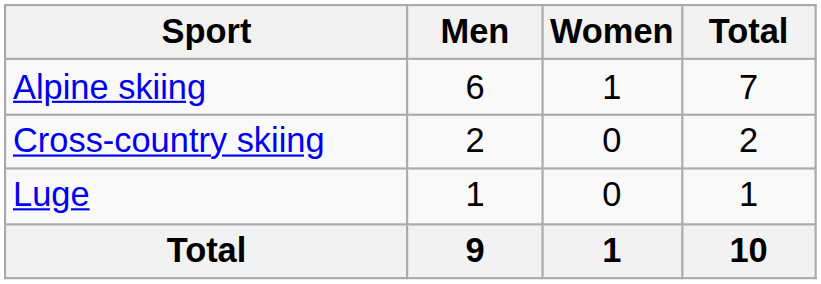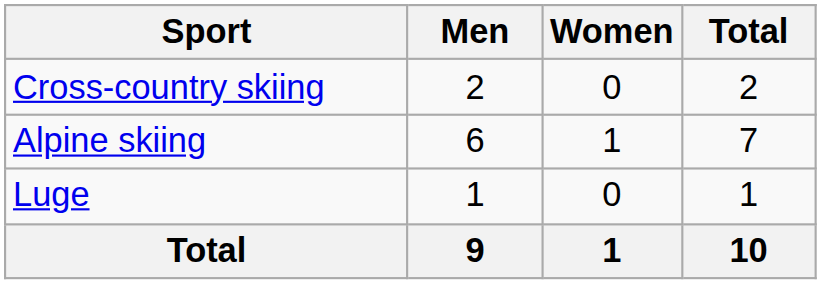rows swapped: (110, 86) <-> (169, 140)
